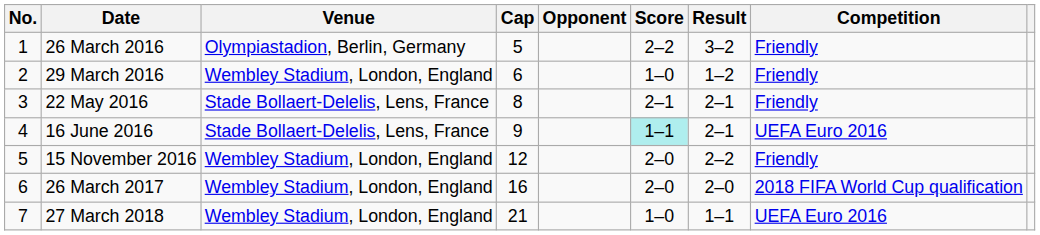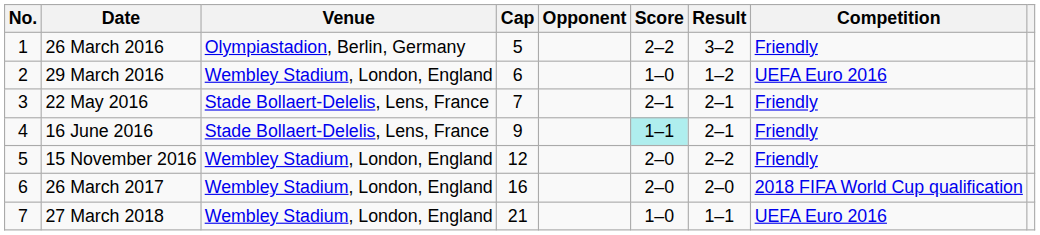(786, 74) Friendly -> (821, 74) UEFA Euro 2016
(518, 103) 8 -> (518, 103) 7
(821, 131) UEFA Euro 2016 -> (786, 131) Friendly
